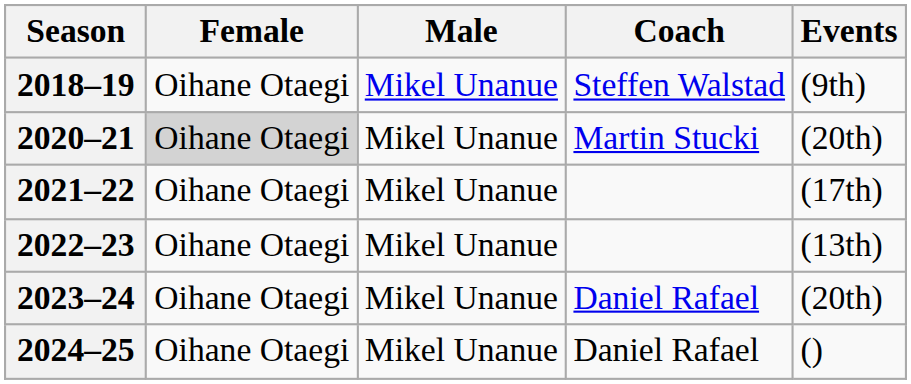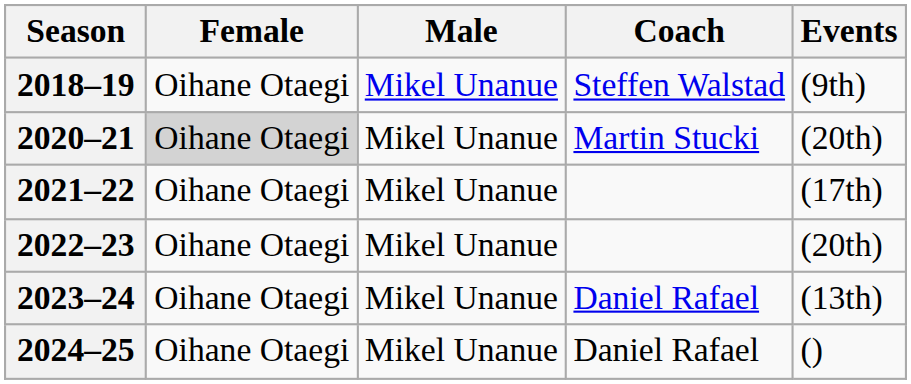(842, 244) (13th) -> (842, 244) (20th)
(842, 297) (20th) -> (842, 297) (13th)
